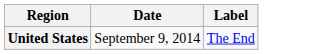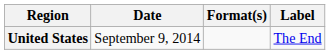+ column: (237, 15)
